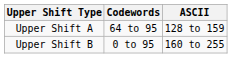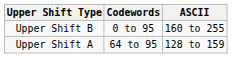rows swapped: (54, 29) <-> (54, 45)
